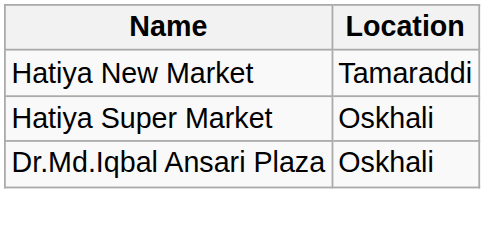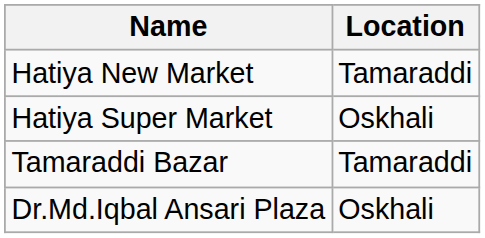+ row: (120, 163)
